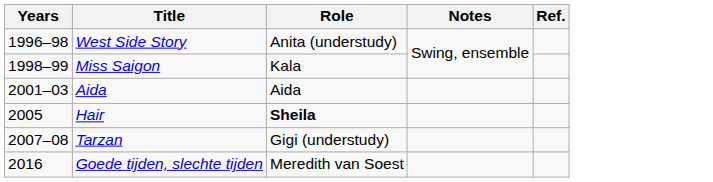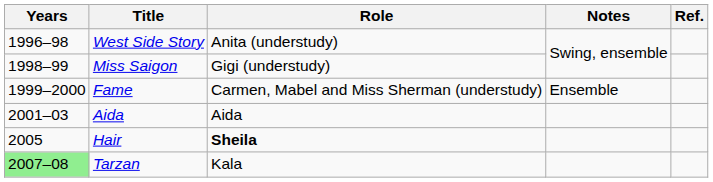(286, 66) Kala -> (271, 66) Gigi (understudy)
+ row: (113, 90)
(38, 139) no background -> (38, 164) lightgreen background
(330, 139) Gigi (understudy) -> (227, 164) Kala
- row: (169, 164)
